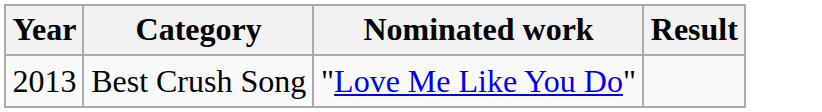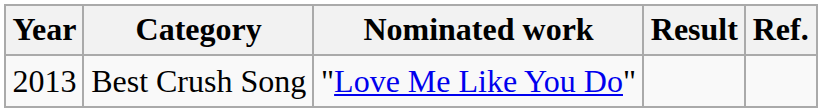+ column: (781, 29)
